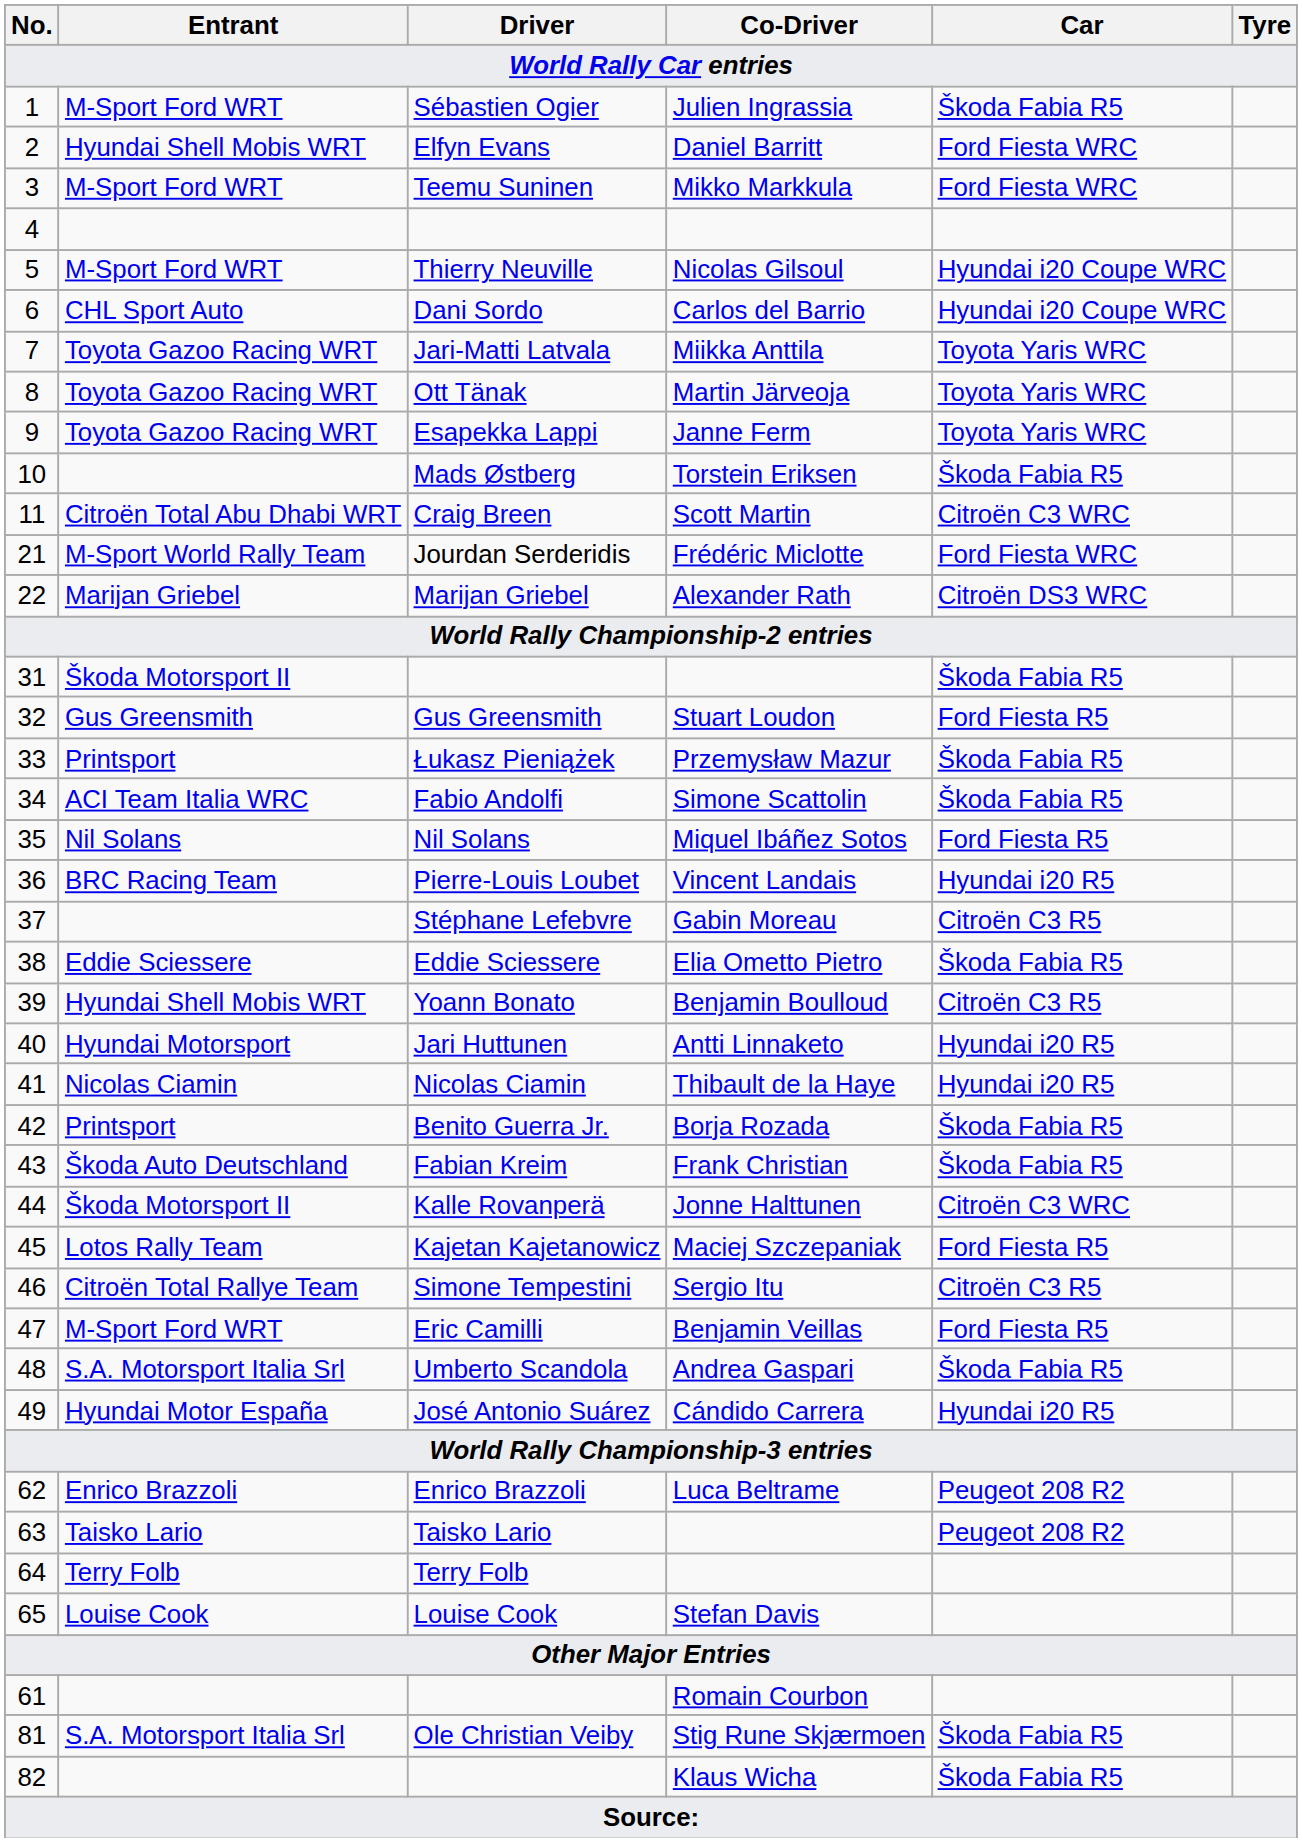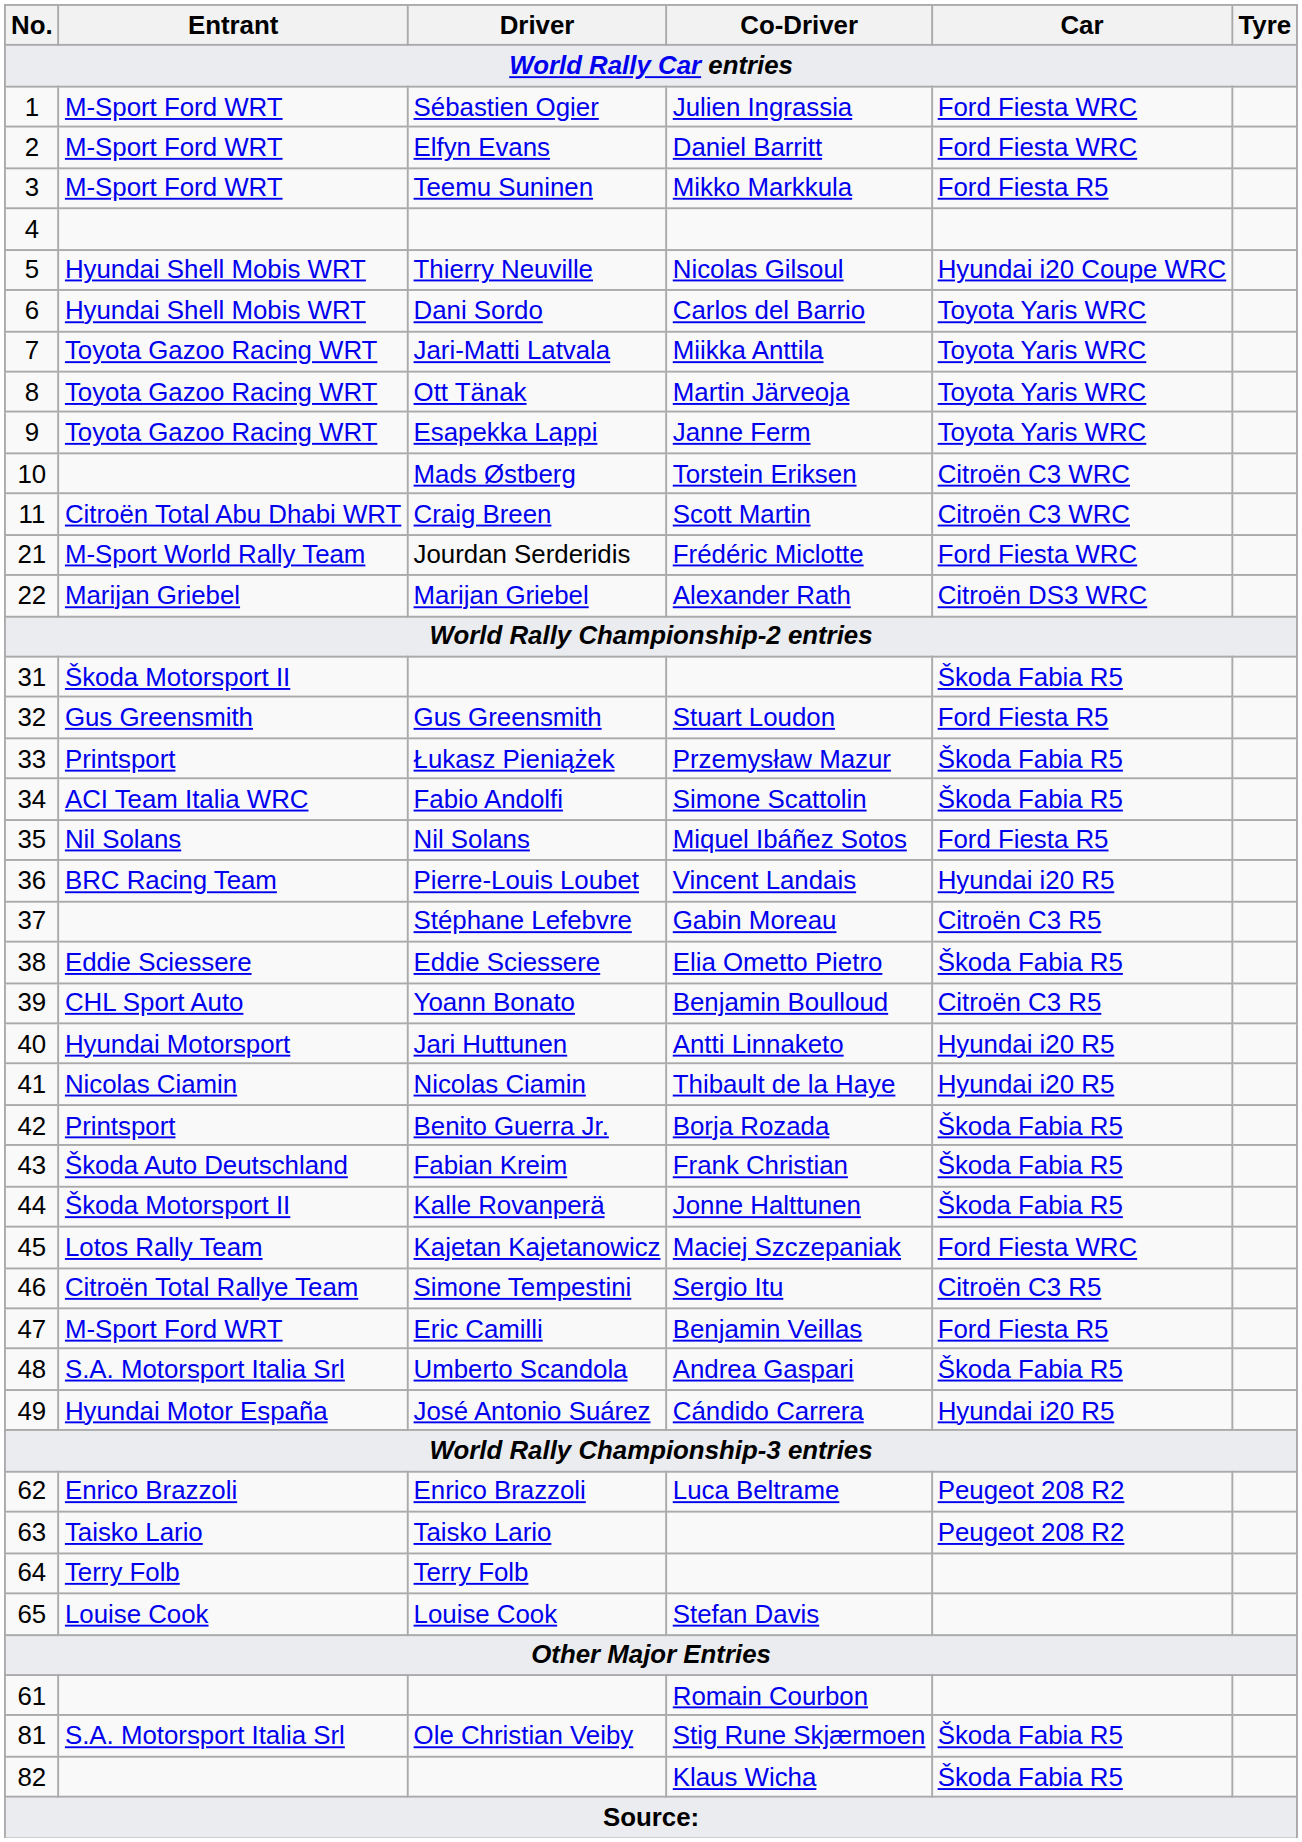(1030, 106) Škoda Fabia R5 -> (1037, 106) Ford Fiesta WRC
(215, 147) Hyundai Shell Mobis WRT -> (174, 147) M-Sport Ford WRT
(1037, 188) Ford Fiesta WRC -> (1023, 188) Ford Fiesta R5
(174, 269) M-Sport Ford WRT -> (215, 269) Hyundai Shell Mobis WRT
(154, 310) CHL Sport Auto -> (215, 310) Hyundai Shell Mobis WRT
(1082, 310) Hyundai i20 Coupe WRC -> (1042, 310) Toyota Yaris WRC
(1030, 473) Škoda Fabia R5 -> (1034, 473) Citroën C3 WRC
(215, 1002) Hyundai Shell Mobis WRT -> (154, 1002) CHL Sport Auto
(1034, 1206) Citroën C3 WRC -> (1030, 1206) Škoda Fabia R5
(1023, 1247) Ford Fiesta R5 -> (1037, 1247) Ford Fiesta WRC
